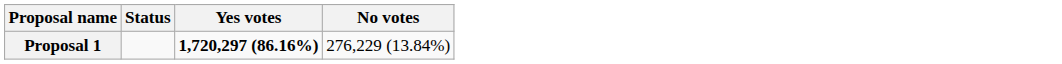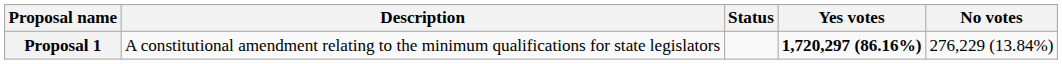+ column: (423, 18)
